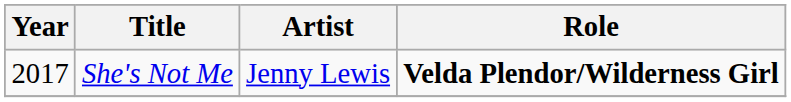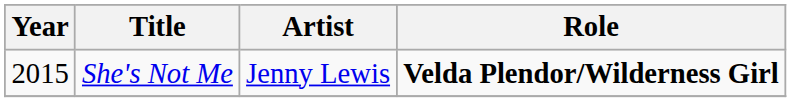(40, 72) 2017 -> (40, 72) 2015
